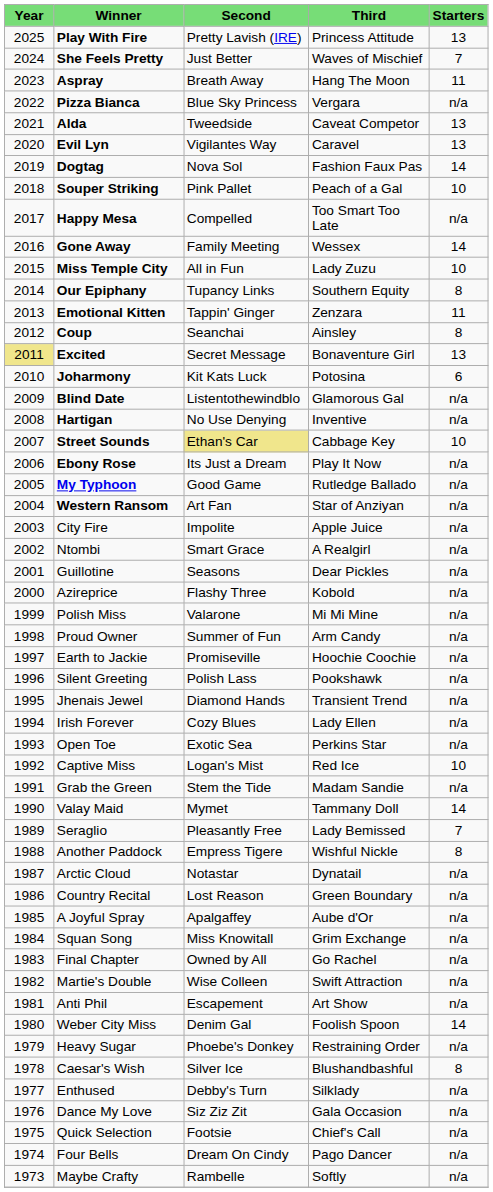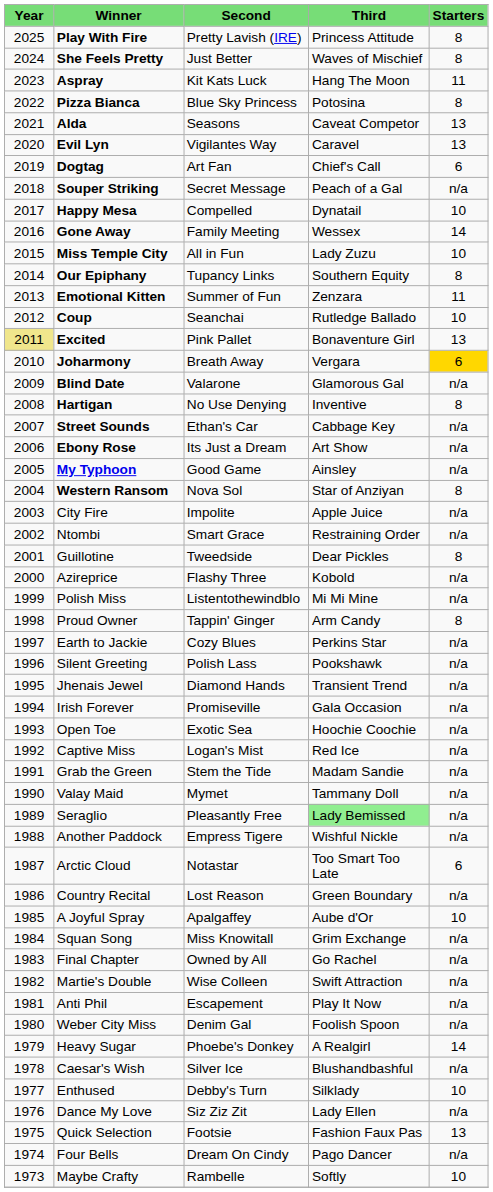(458, 37) 13 -> (458, 37) 8
(458, 59) 7 -> (458, 59) 8
(225, 81) Breath Away -> (227, 81) Kit Kats Luck
(336, 102) Vergara -> (339, 102) Potosina
(458, 102) n/a -> (458, 102) 8
(219, 124) Tweedside -> (213, 124) Seasons
(214, 167) Nova Sol -> (209, 167) Art Fan
(367, 167) Fashion Faux Pas -> (346, 167) Chief's Call
(458, 167) 14 -> (458, 167) 6
(219, 189) Pink Pallet -> (236, 189) Secret Message
(458, 189) 10 -> (458, 189) n/a
(356, 218) Too Smart Too Late -> (337, 210) Dynatail
(458, 218) n/a -> (458, 210) 10
(231, 312) Tappin' Ginger -> (234, 297) Summer of Fun
(334, 333) Ainsley -> (364, 318) Rutledge Ballado
(458, 333) 8 -> (458, 318) 10
(236, 355) Secret Message -> (219, 340) Pink Pallet
(227, 377) Kit Kats Luck -> (225, 361) Breath Away
(339, 377) Potosina -> (336, 361) Vergara
(458, 377) no background -> (458, 361) gold background
(243, 398) Listentothewindblo -> (214, 383) Valarone
(458, 420) n/a -> (458, 405) 8
(222, 442) khaki background -> (222, 426) no background
(458, 442) 10 -> (458, 426) n/a
(346, 463) Play It Now -> (340, 448) Art Show
(364, 485) Rutledge Ballado -> (334, 470) Ainsley
(209, 506) Art Fan -> (214, 491) Nova Sol
(458, 506) n/a -> (458, 491) 8
(341, 550) A Realgirl -> (366, 534) Restraining Order
(213, 571) Seasons -> (219, 556) Tweedside
(458, 571) n/a -> (458, 556) 8
(214, 614) Valarone -> (243, 599) Listentothewindblo
(234, 636) Summer of Fun -> (231, 621) Tappin' Ginger
(458, 636) n/a -> (458, 621) 8
(224, 658) Promiseville -> (221, 642) Cozy Blues
(364, 658) Hoochie Coochie -> (349, 642) Perkins Star
(221, 722) Cozy Blues -> (224, 707) Promiseville
(344, 722) Lady Ellen -> (357, 707) Gala Occasion
(349, 744) Perkins Star -> (364, 729) Hoochie Coochie
(458, 766) 10 -> (458, 750) n/a
(458, 809) 14 -> (458, 794) n/a
(359, 831) no background -> (359, 815) lightgreen background
(458, 831) 7 -> (458, 815) n/a
(458, 852) 8 -> (458, 837) n/a
(337, 874) Dynatail -> (356, 866) Too Smart Too Late
(458, 874) n/a -> (458, 866) 6
(458, 917) n/a -> (458, 917) 10
(340, 1003) Art Show -> (346, 1003) Play It Now
(458, 1025) 14 -> (458, 1025) n/a
(366, 1047) Restraining Order -> (341, 1047) A Realgirl
(458, 1047) n/a -> (458, 1047) 14
(458, 1068) 8 -> (458, 1068) n/a
(458, 1090) n/a -> (458, 1090) 10
(357, 1111) Gala Occasion -> (344, 1111) Lady Ellen
(346, 1133) Chief's Call -> (367, 1133) Fashion Faux Pas
(458, 1133) n/a -> (458, 1133) 13
(458, 1176) n/a -> (458, 1176) 10
